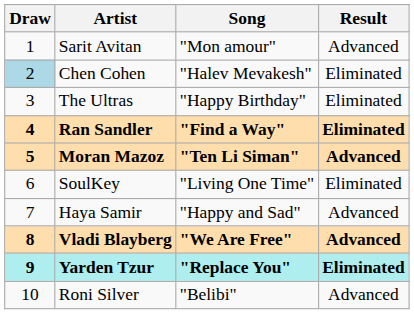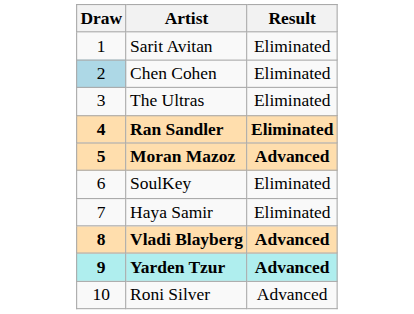- column: (247, 18)
(363, 45) Advanced -> (292, 45) Eliminated
(363, 211) Advanced -> (292, 211) Eliminated
(363, 267) Eliminated -> (292, 267) Advanced
